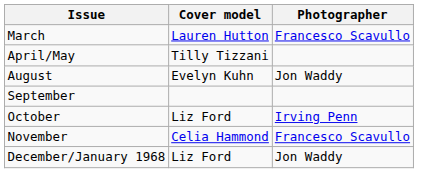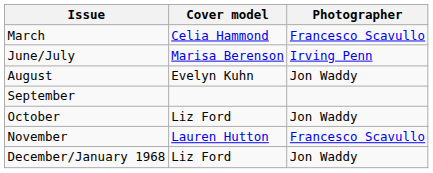(220, 35) Lauren Hutton -> (220, 35) Celia Hammond
- row: (41, 55)
+ row: (41, 55)
(316, 116) Irving Penn -> (324, 116) Jon Waddy
(220, 137) Celia Hammond -> (220, 137) Lauren Hutton
